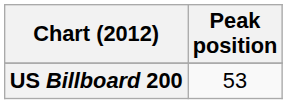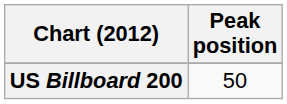(235, 80) 53 -> (235, 80) 50
